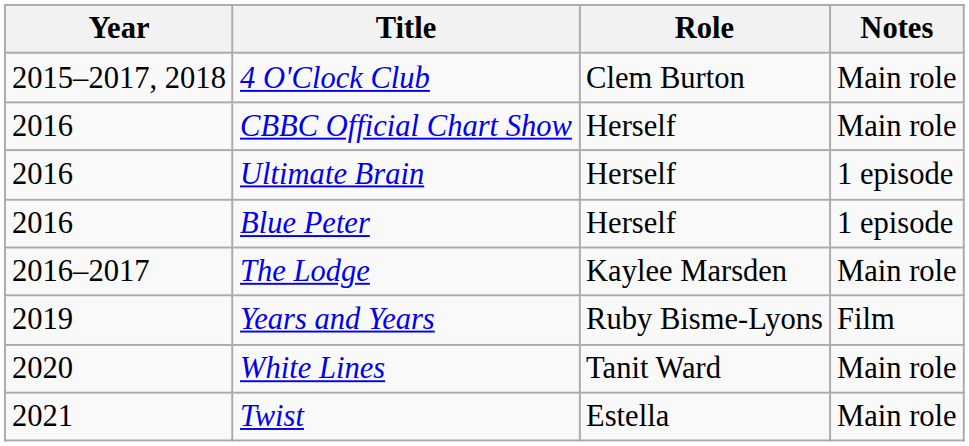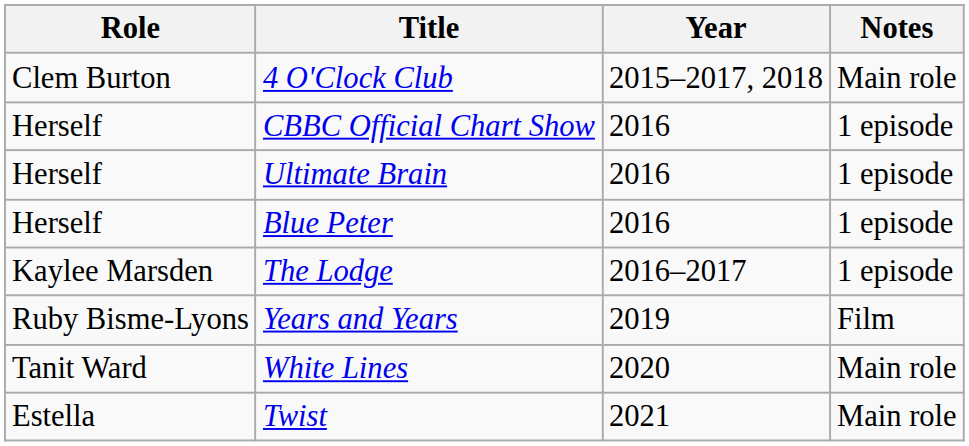columns swapped: (119, 28) <-> (704, 28)
(897, 125) Main role -> (895, 125) 1 episode
(897, 271) Main role -> (895, 271) 1 episode
